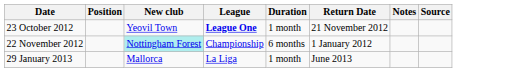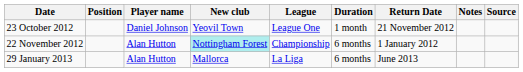+ column: (157, 12)
(231, 28) bold -> (296, 28) normal
(285, 59) 1 month -> (353, 59) 6 months
